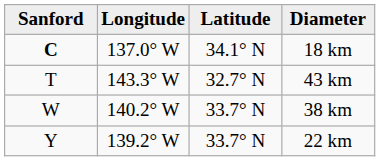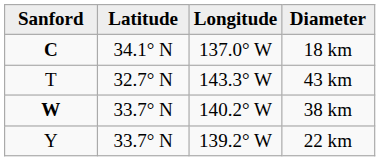columns swapped: (236, 19) <-> (143, 19)
(51, 110) normal -> (51, 110) bold
